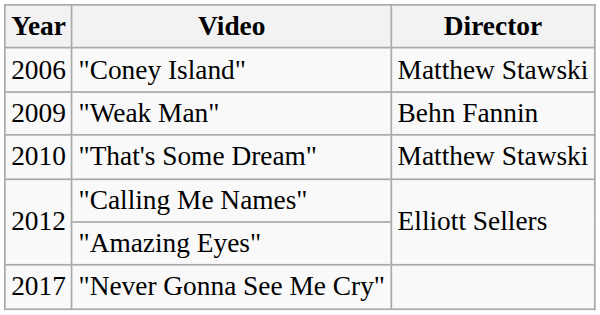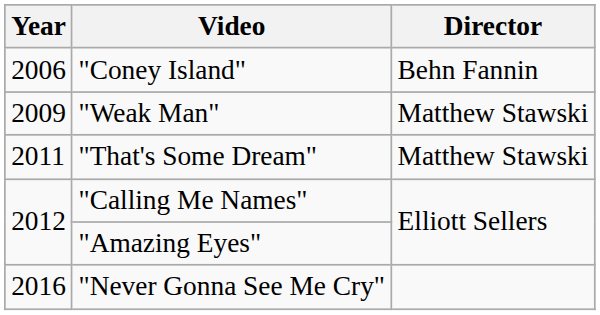(493, 69) Matthew Stawski -> (468, 69) Behn Fannin
(468, 112) Behn Fannin -> (493, 112) Matthew Stawski
(39, 156) 2010 -> (38, 156) 2011
(39, 286) 2017 -> (39, 286) 2016
